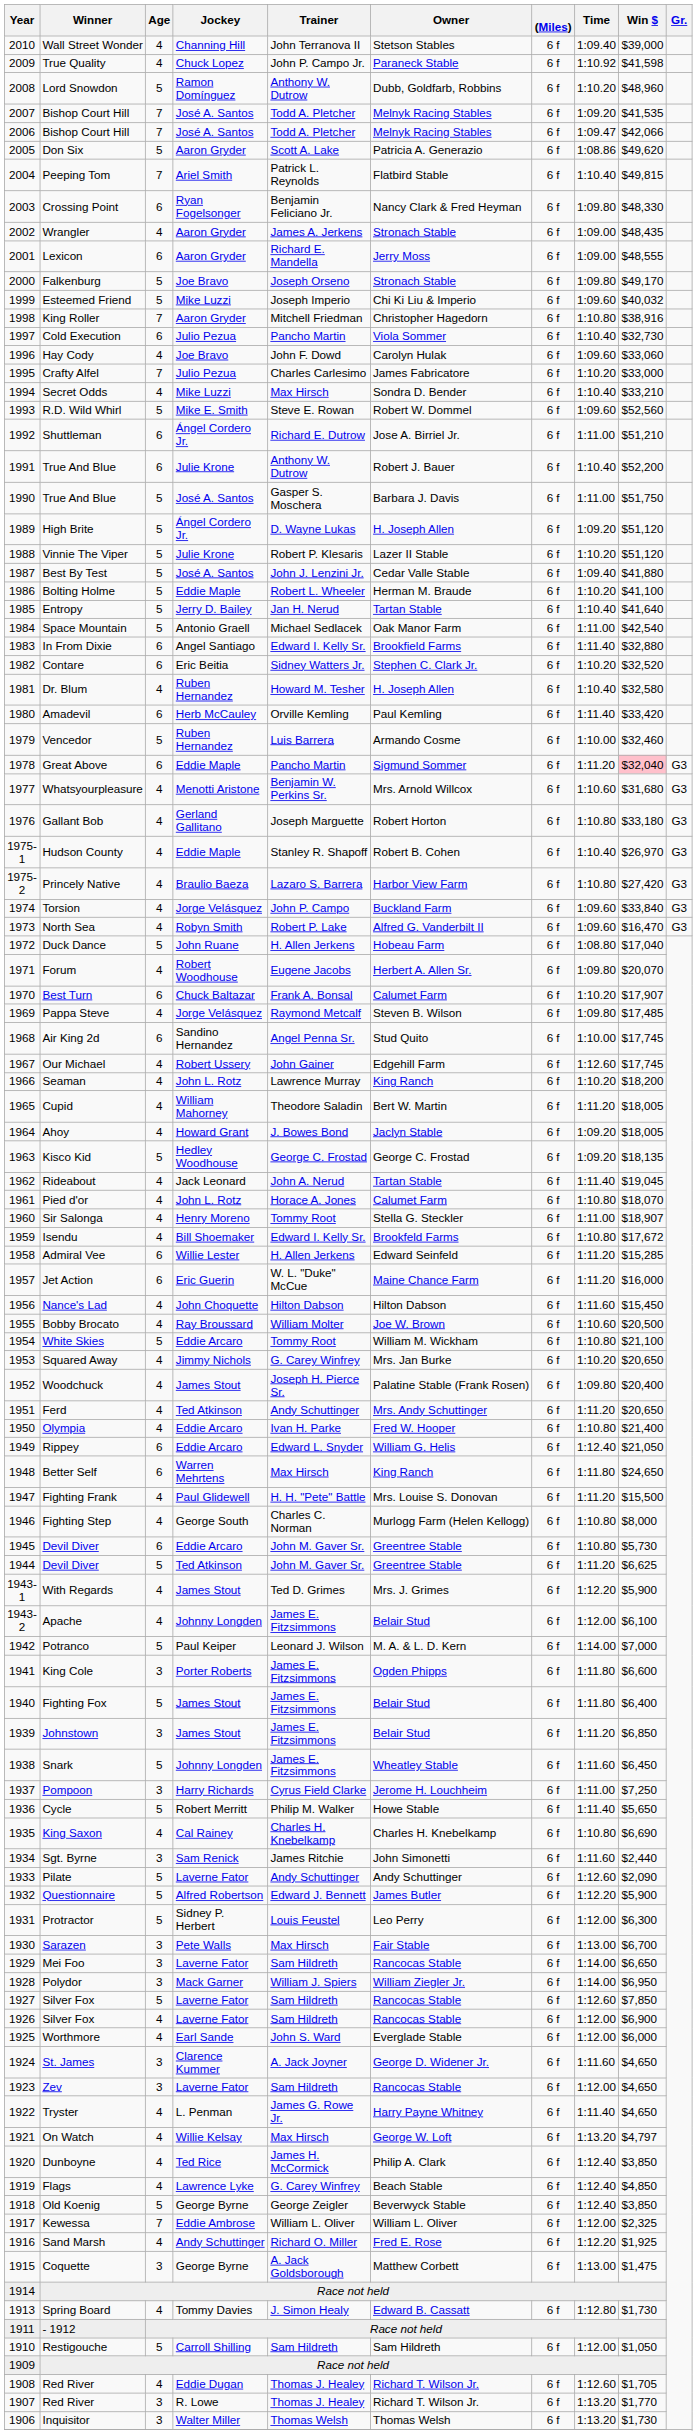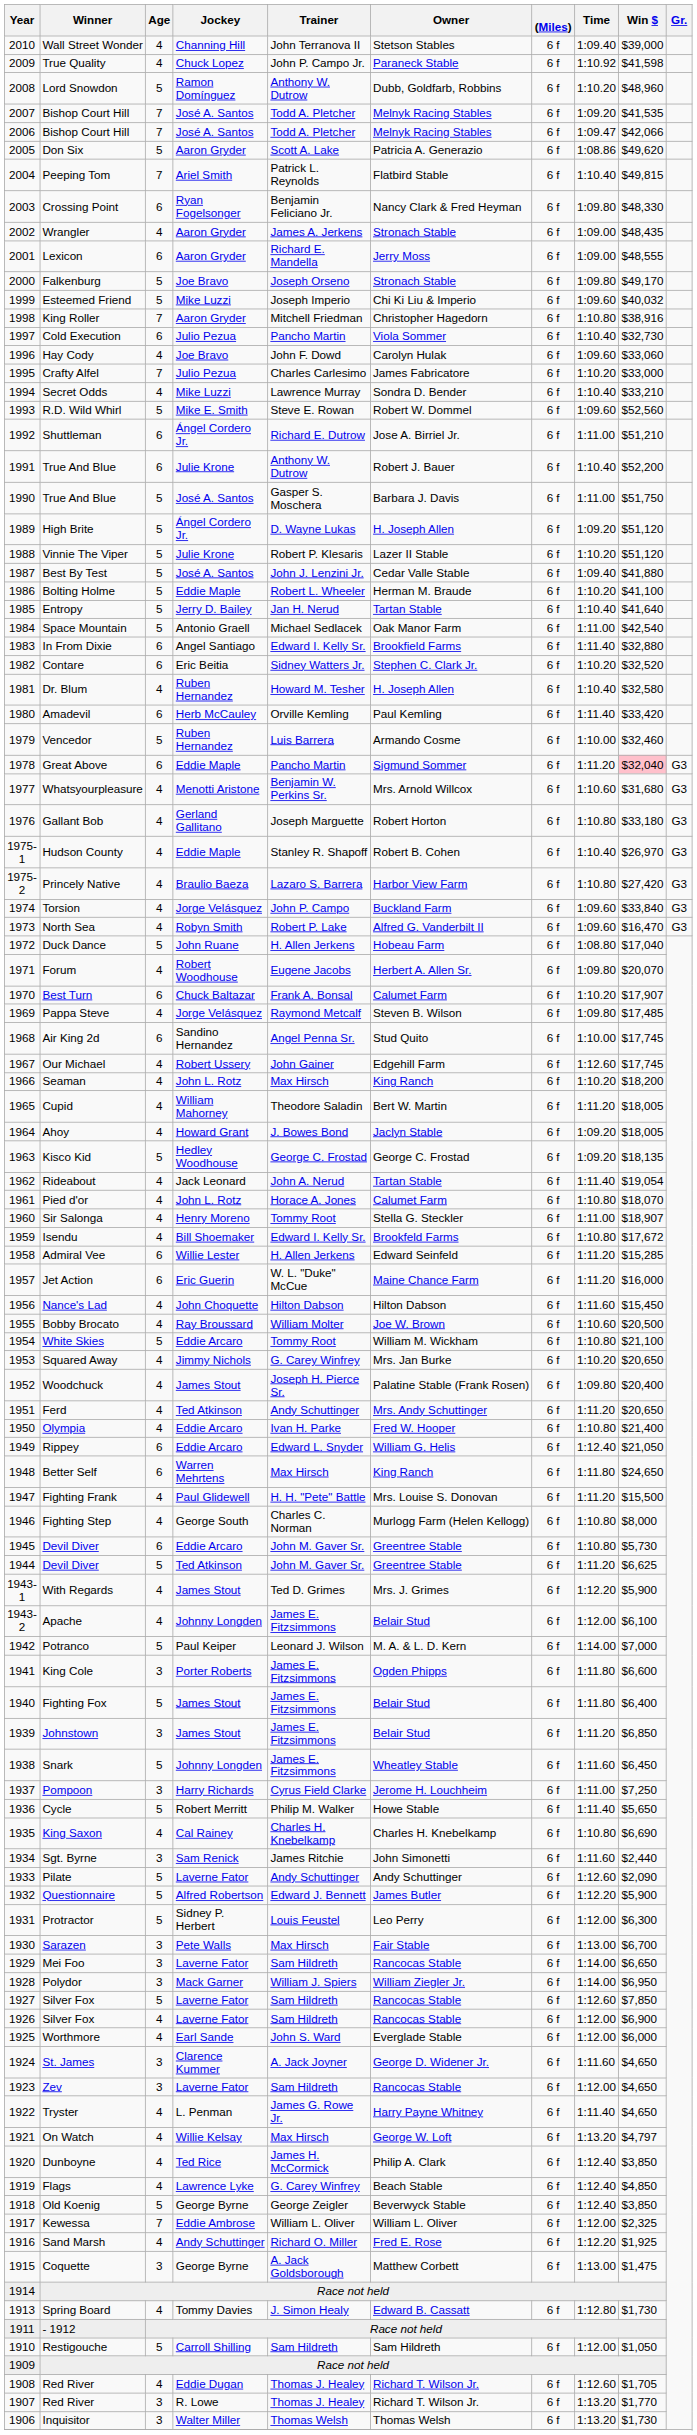(300, 392) Max Hirsch -> (315, 392) Lawrence Murray
(315, 1082) Lawrence Murray -> (300, 1082) Max Hirsch
(642, 1182) $19,045 -> (642, 1182) $19,054
